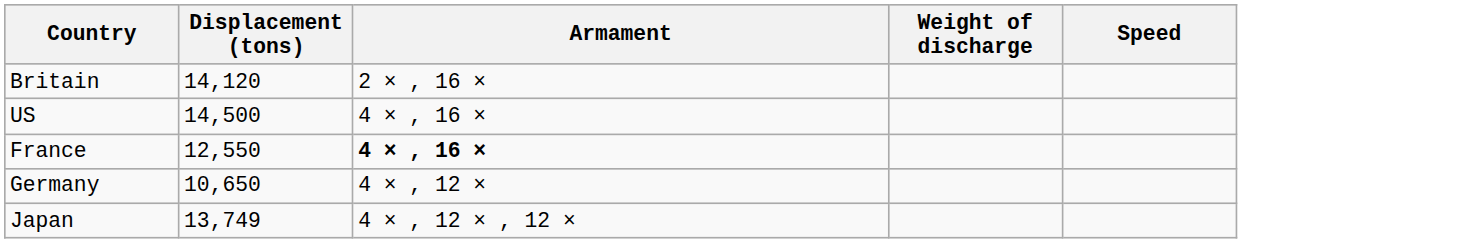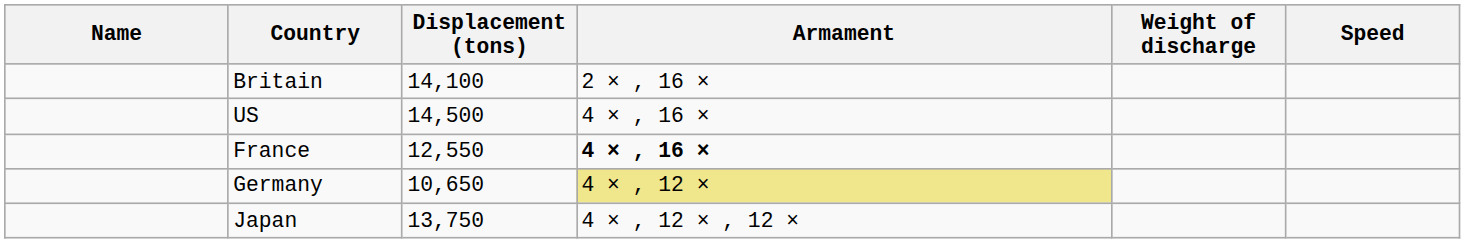+ column: (116, 34)
(222, 82) 14,120 -> (446, 82) 14,100
(422, 186) no background -> (646, 186) khaki background
(222, 221) 13,749 -> (446, 221) 13,750
